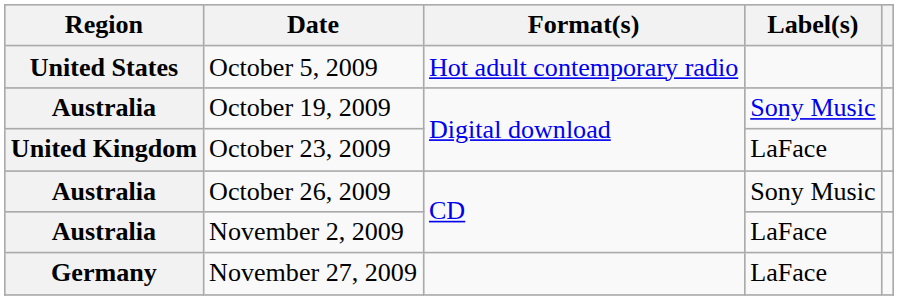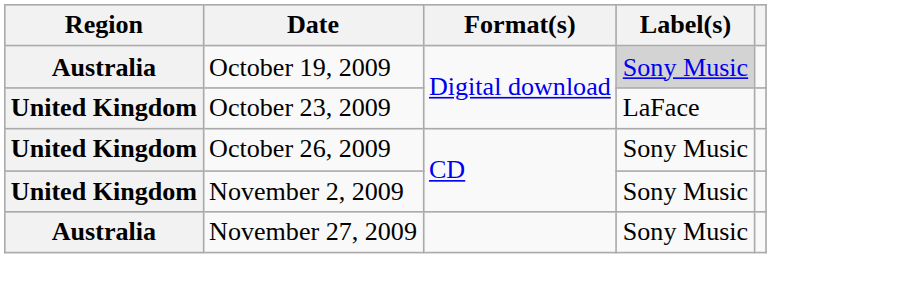- row: (293, 66)
(813, 107) no background -> (685, 66) lightgrey background
(104, 190) Australia -> (104, 149) United Kingdom
(104, 231) Australia -> (104, 190) United Kingdom
(789, 231) LaFace -> (685, 190) Sony Music
(104, 273) Germany -> (104, 231) Australia
(789, 273) LaFace -> (685, 231) Sony Music
